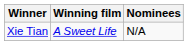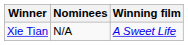columns swapped: (87, 13) <-> (154, 13)
